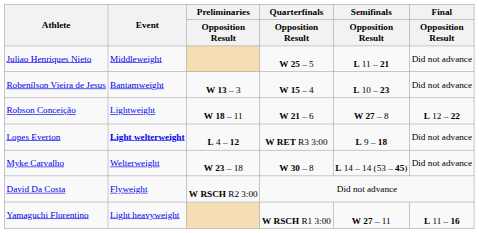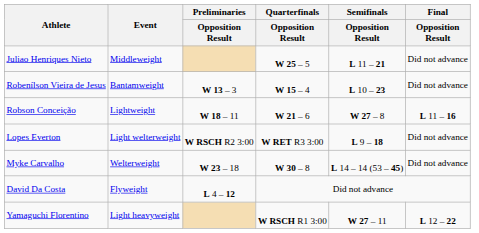(442, 116) L 12 – 22 -> (438, 116) L 11 – 16
(147, 137) bold -> (145, 137) normal
(223, 142) L 4 – 12 -> (219, 142) W RSCH R2 3:00
(223, 195) W RSCH R2 3:00 -> (219, 195) L 4 – 12
(442, 221) L 11 – 16 -> (438, 221) L 12 – 22
